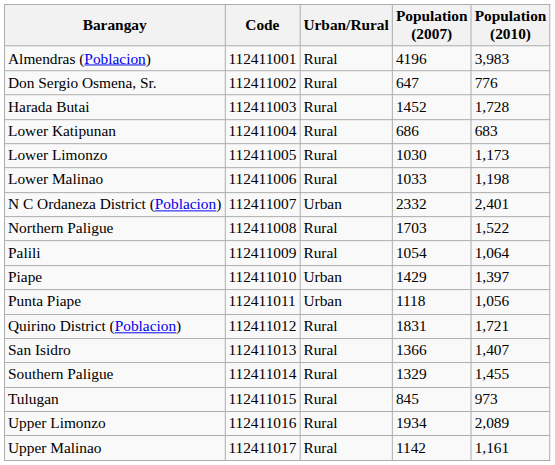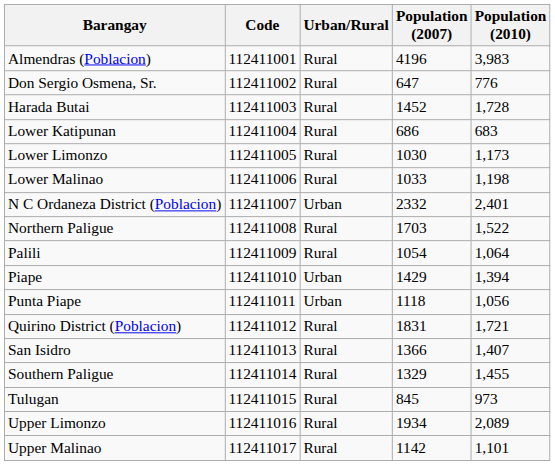(492, 277) 1,397 -> (492, 277) 1,394
(492, 448) 1,161 -> (492, 448) 1,101
